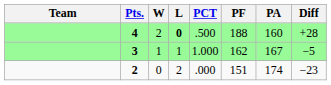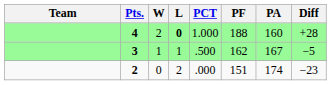(205, 32) .500 -> (205, 32) 1.000
(205, 51) 1.000 -> (205, 51) .500
